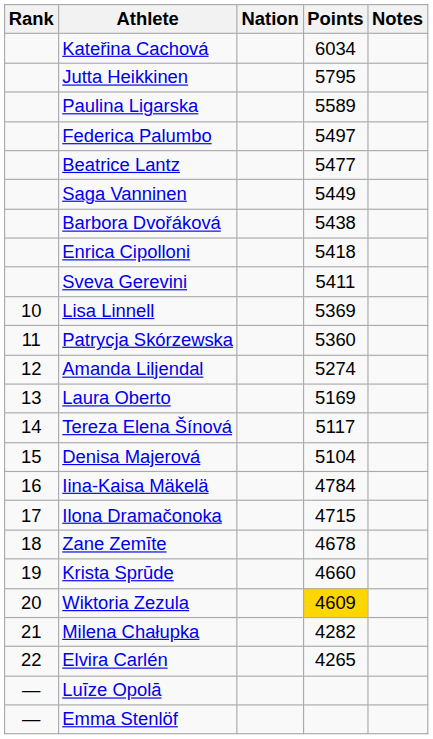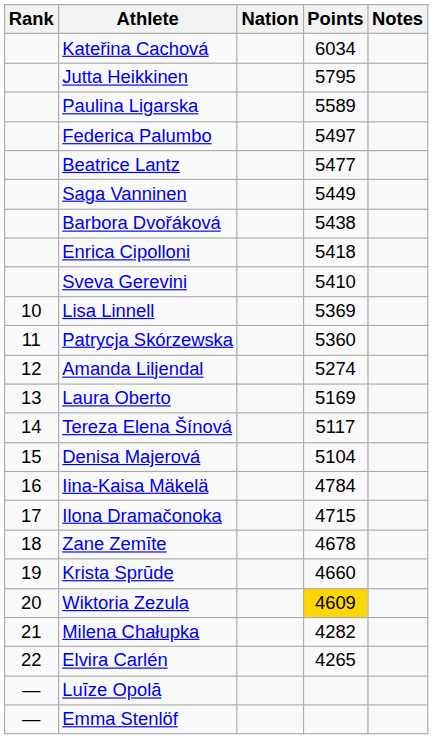(335, 281) 5411 -> (335, 281) 5410
